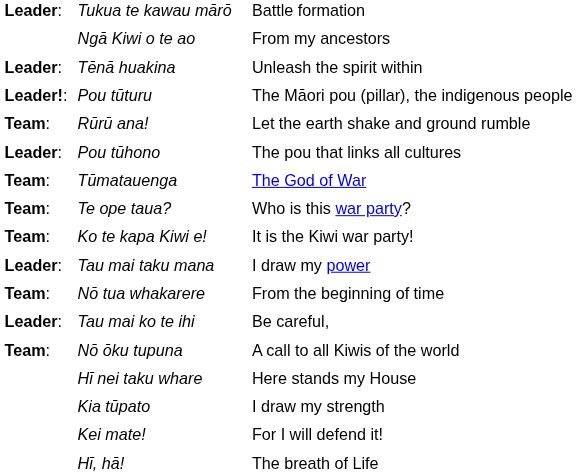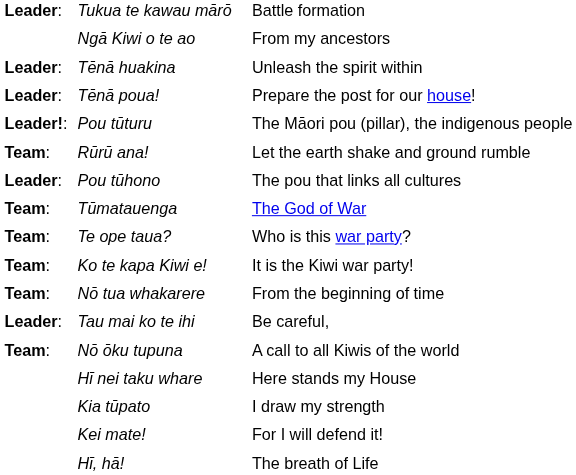+ row: (118, 95)
- row: (146, 265)
